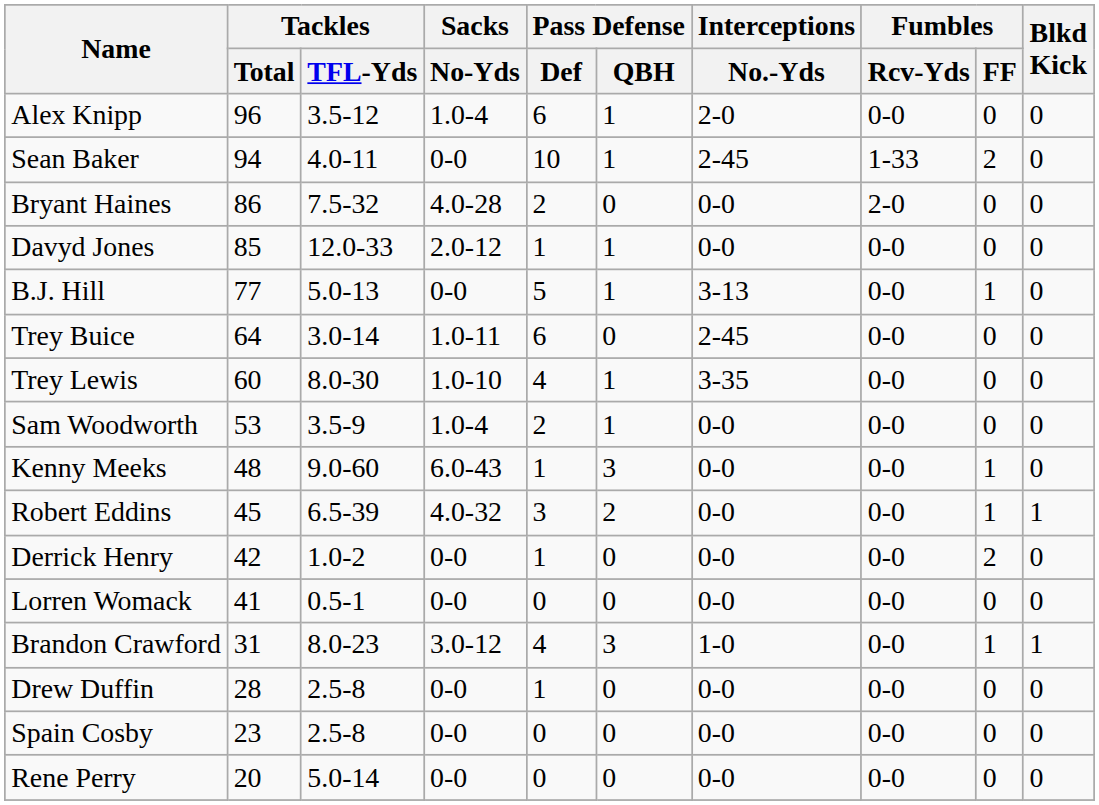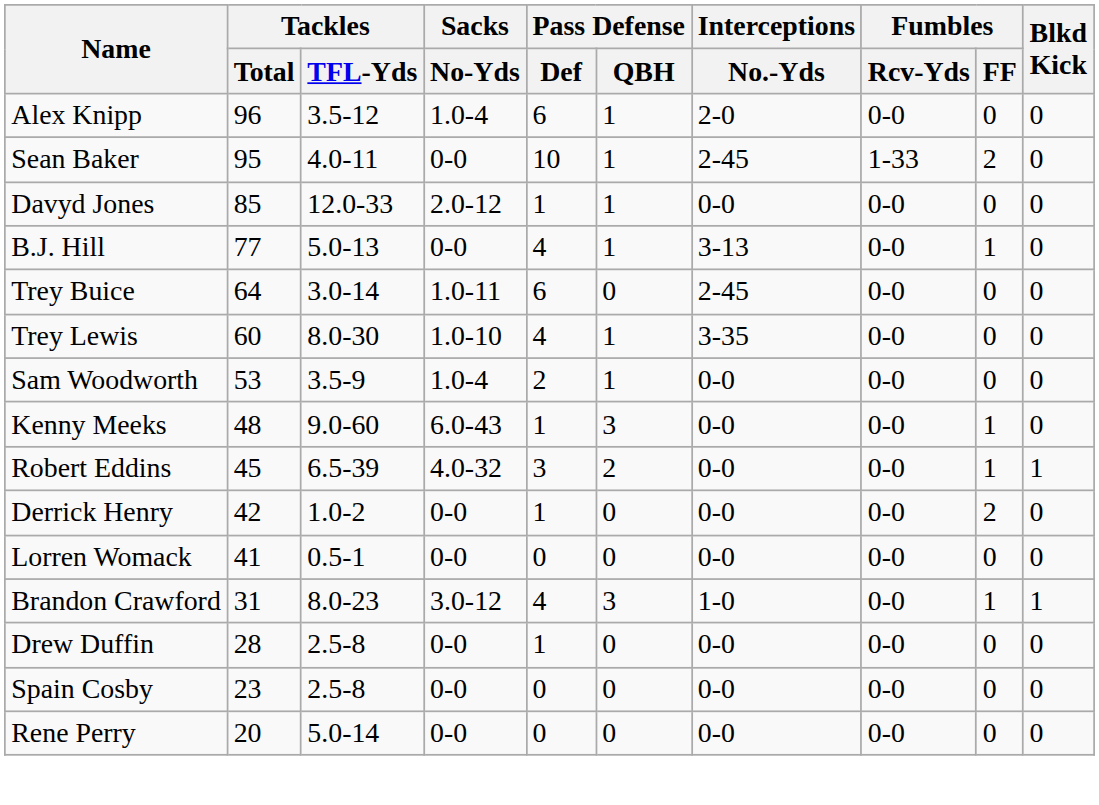(248, 159) 94 -> (248, 159) 95
- row: (91, 203)
(540, 291) 5 -> (540, 247) 4
